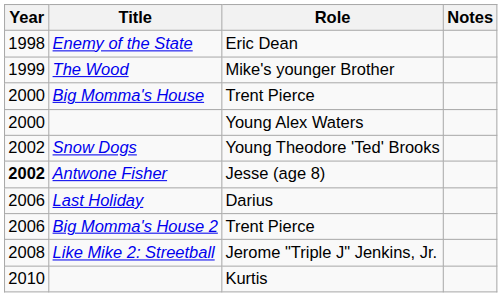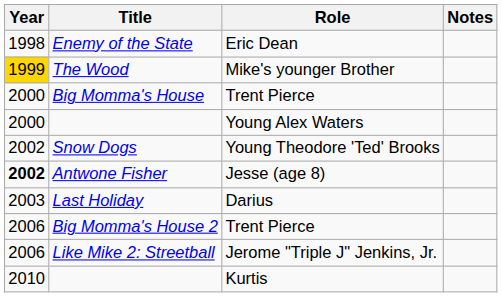(27, 69) no background -> (27, 69) gold background
(27, 200) 2006 -> (27, 200) 2003
(27, 252) 2008 -> (27, 252) 2006
